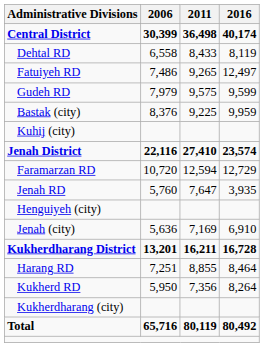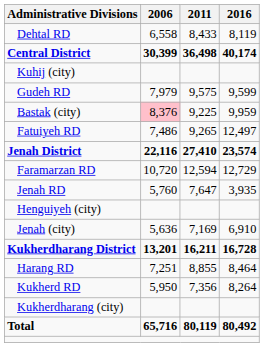rows swapped: (49, 33) <-> (44, 53)
rows swapped: (49, 72) <-> (46, 131)
(163, 111) no background -> (163, 111) pink background
